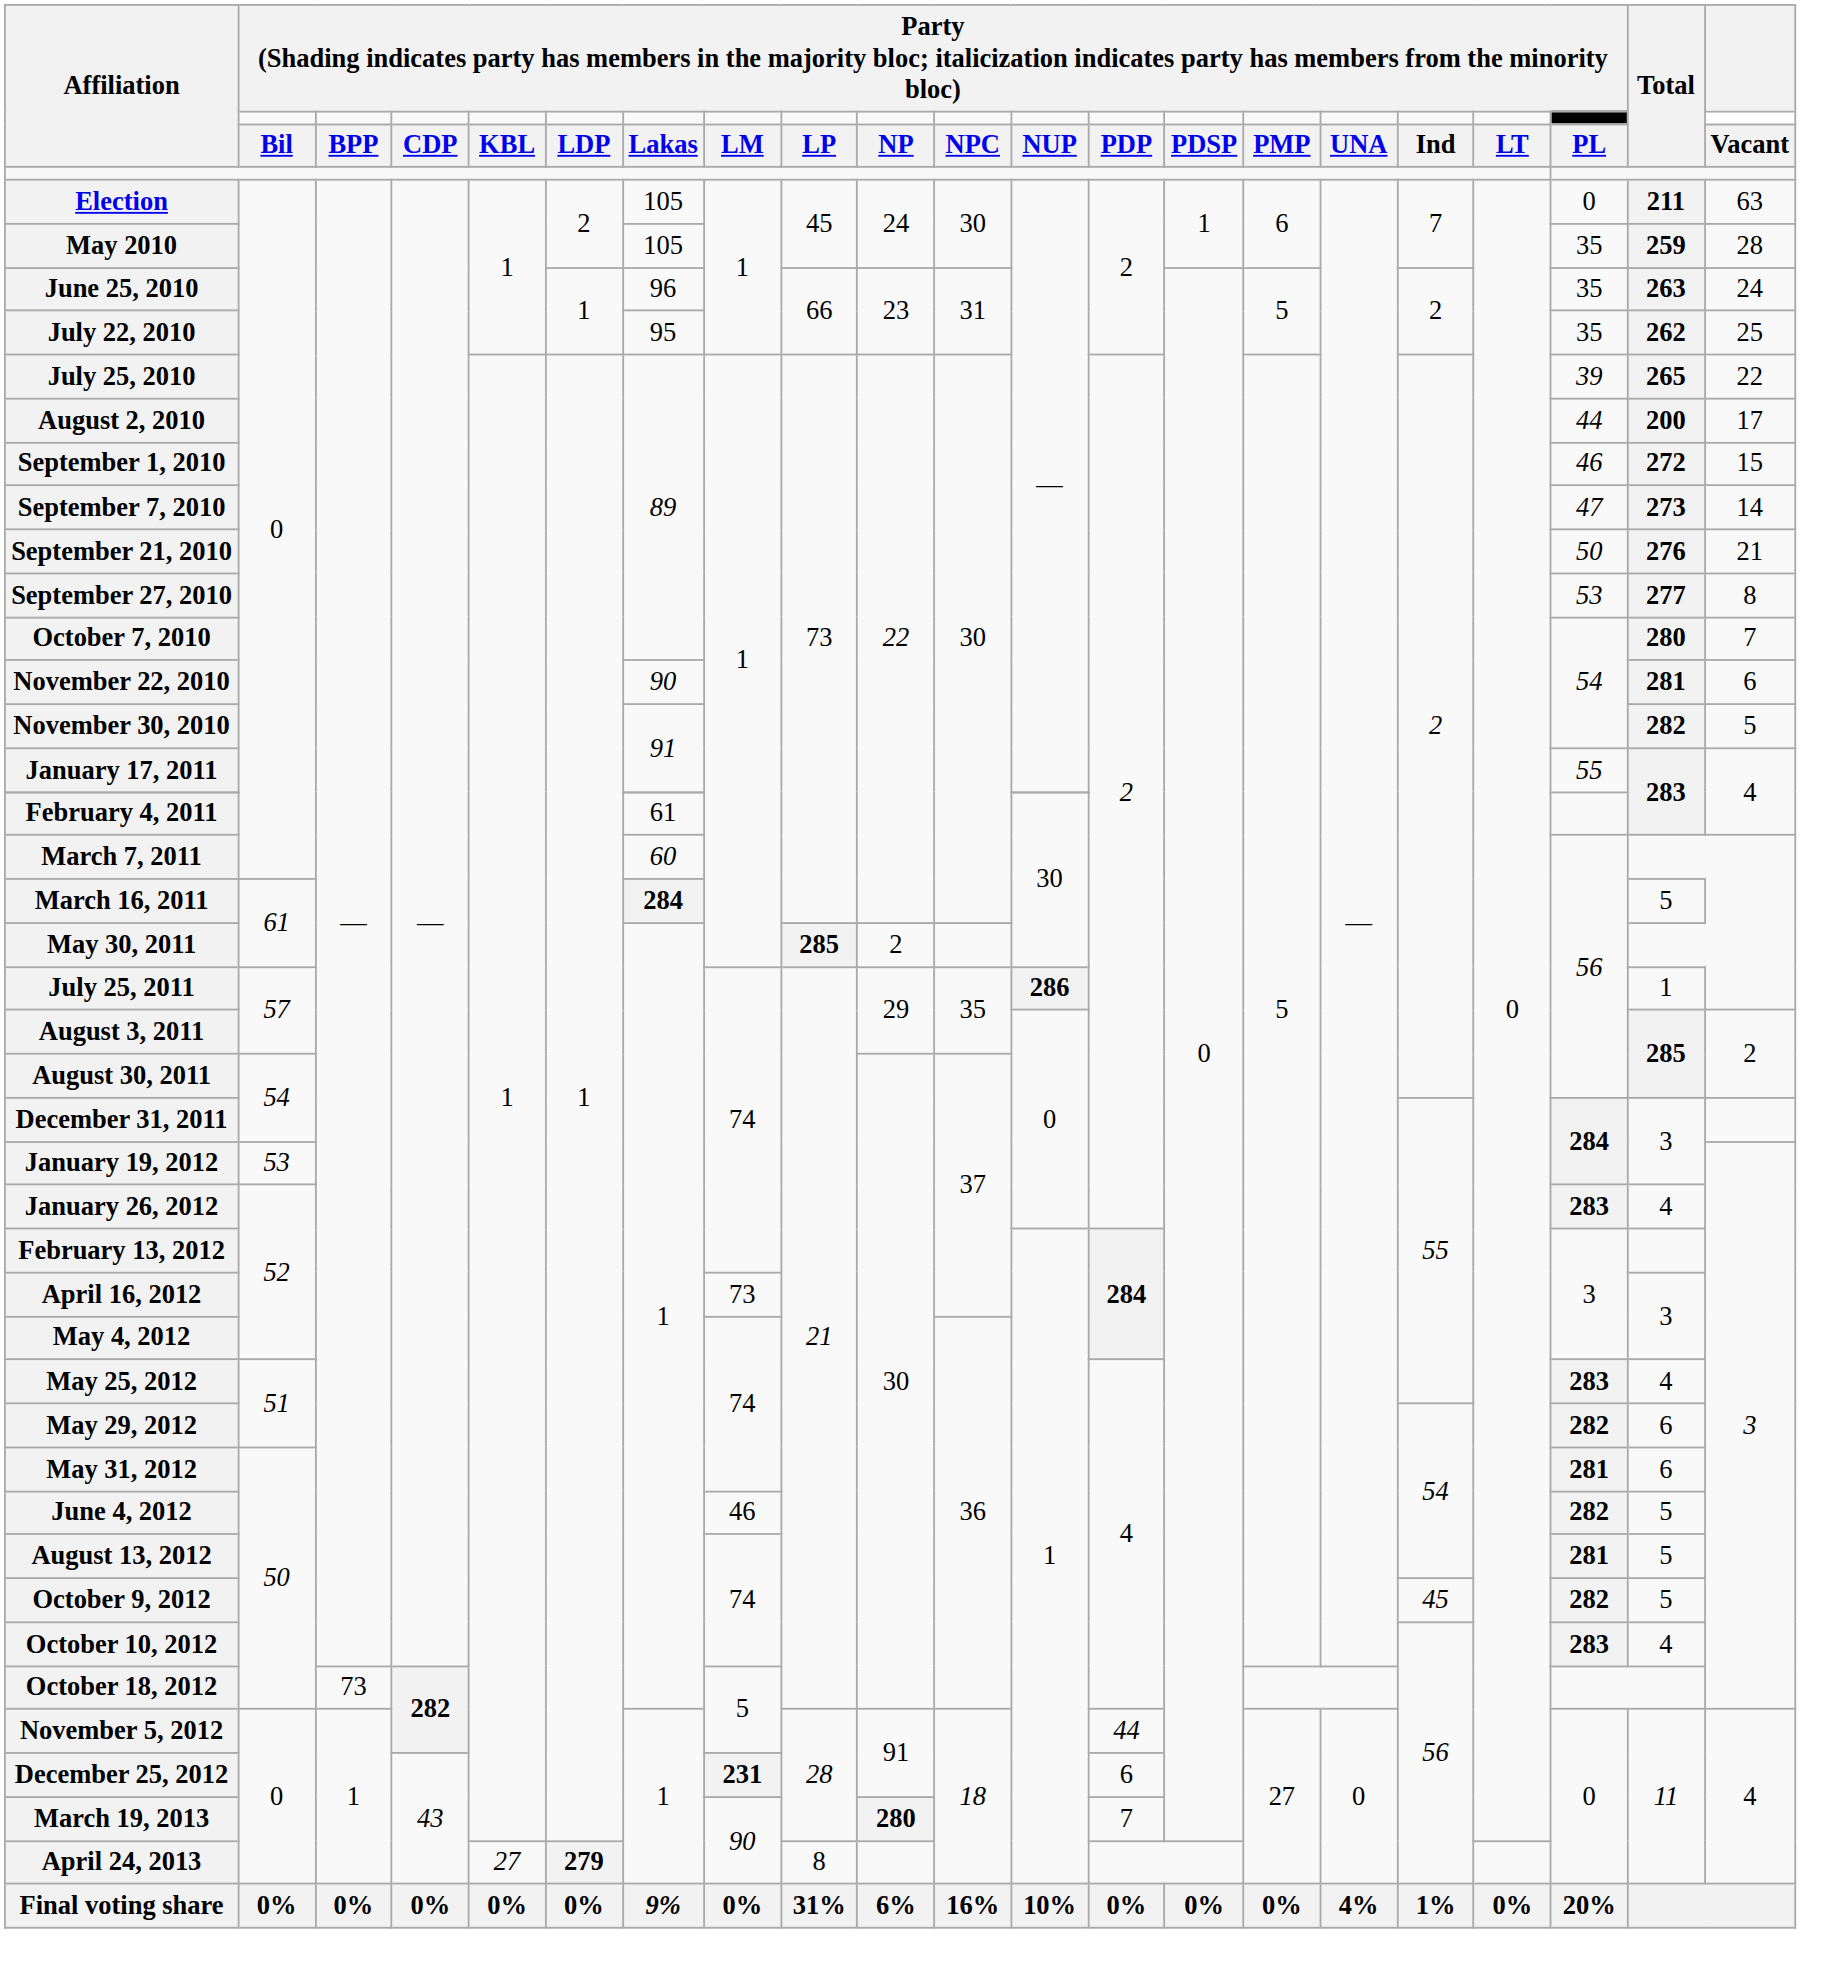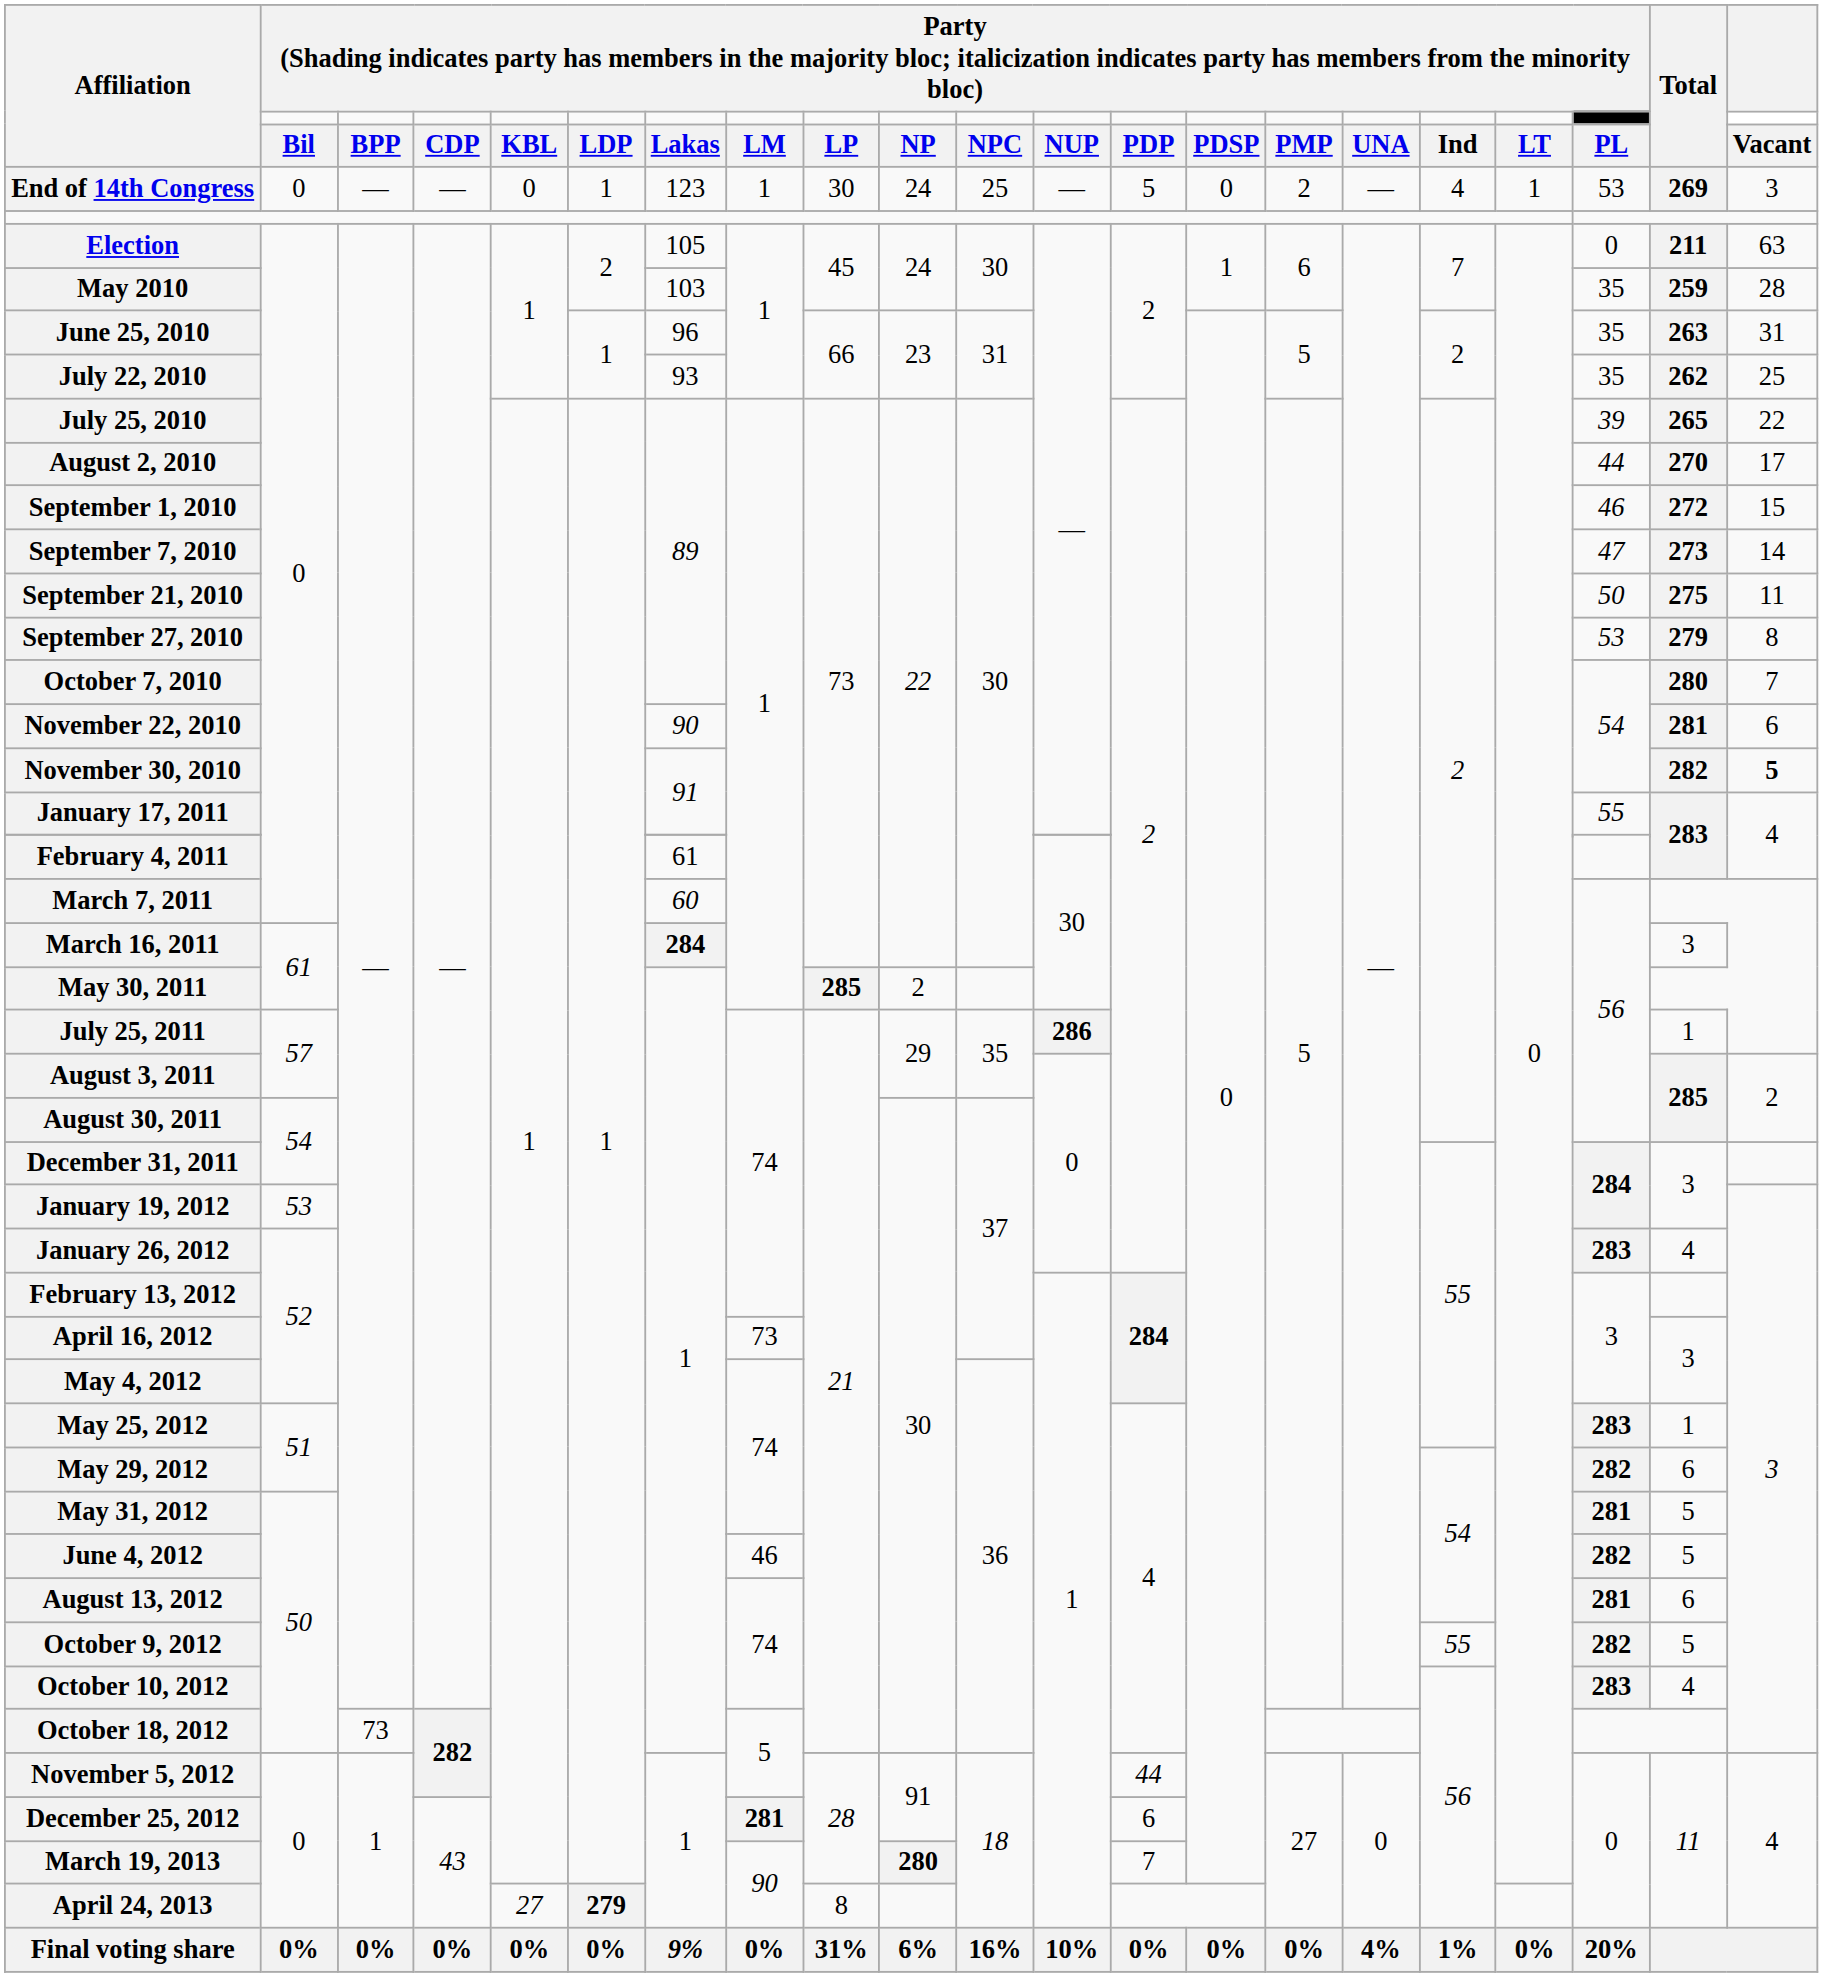+ row: (133, 189)
(663, 245) 105 -> (685, 288) 103
(1750, 288) 24 -> (1772, 332) 31
(663, 332) 95 -> (685, 376) 93
(1666, 420) 200 -> (1688, 463) 270
(1666, 551) 276 -> (1688, 594) 275
(1750, 551) 21 -> (1772, 594) 11
(1666, 594) 277 -> (1688, 638) 279
(1750, 725) normal -> (1772, 769) bold
(1666, 900) 5 -> (1688, 944) 3
(1666, 1381) 4 -> (1688, 1425) 1
(1666, 1468) 6 -> (1688, 1512) 5
(1666, 1556) 5 -> (1688, 1599) 6
(1436, 1599) 45 -> (1458, 1643) 55
(742, 1774) 231 -> (764, 1818) 281
